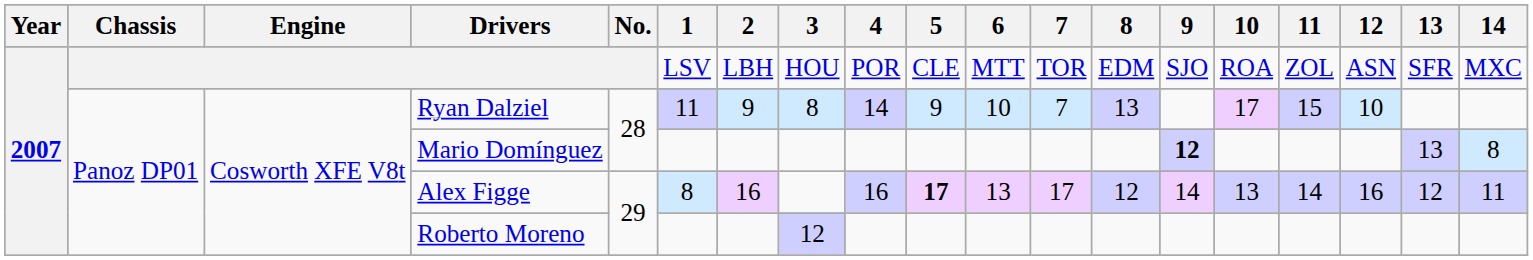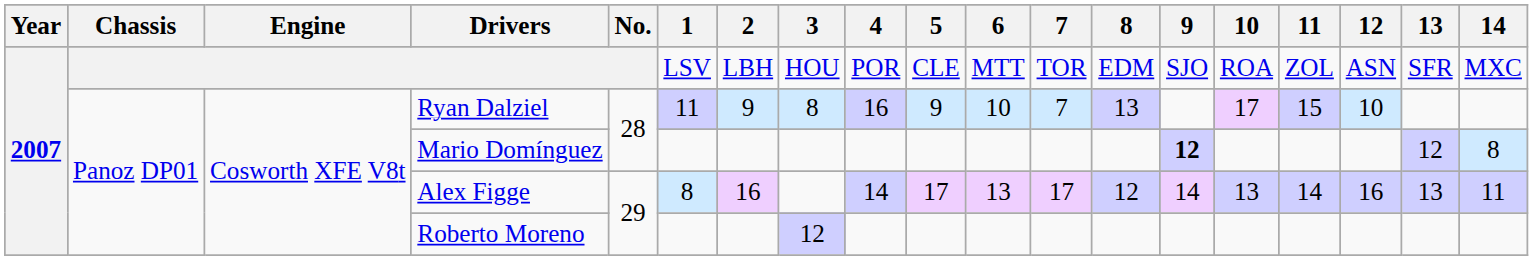(876, 108) 14 -> (876, 108) 16
(1430, 150) 13 -> (1430, 150) 12
(876, 191) 16 -> (876, 191) 14
(936, 191) bold -> (936, 191) normal
(1430, 191) 12 -> (1430, 191) 13
